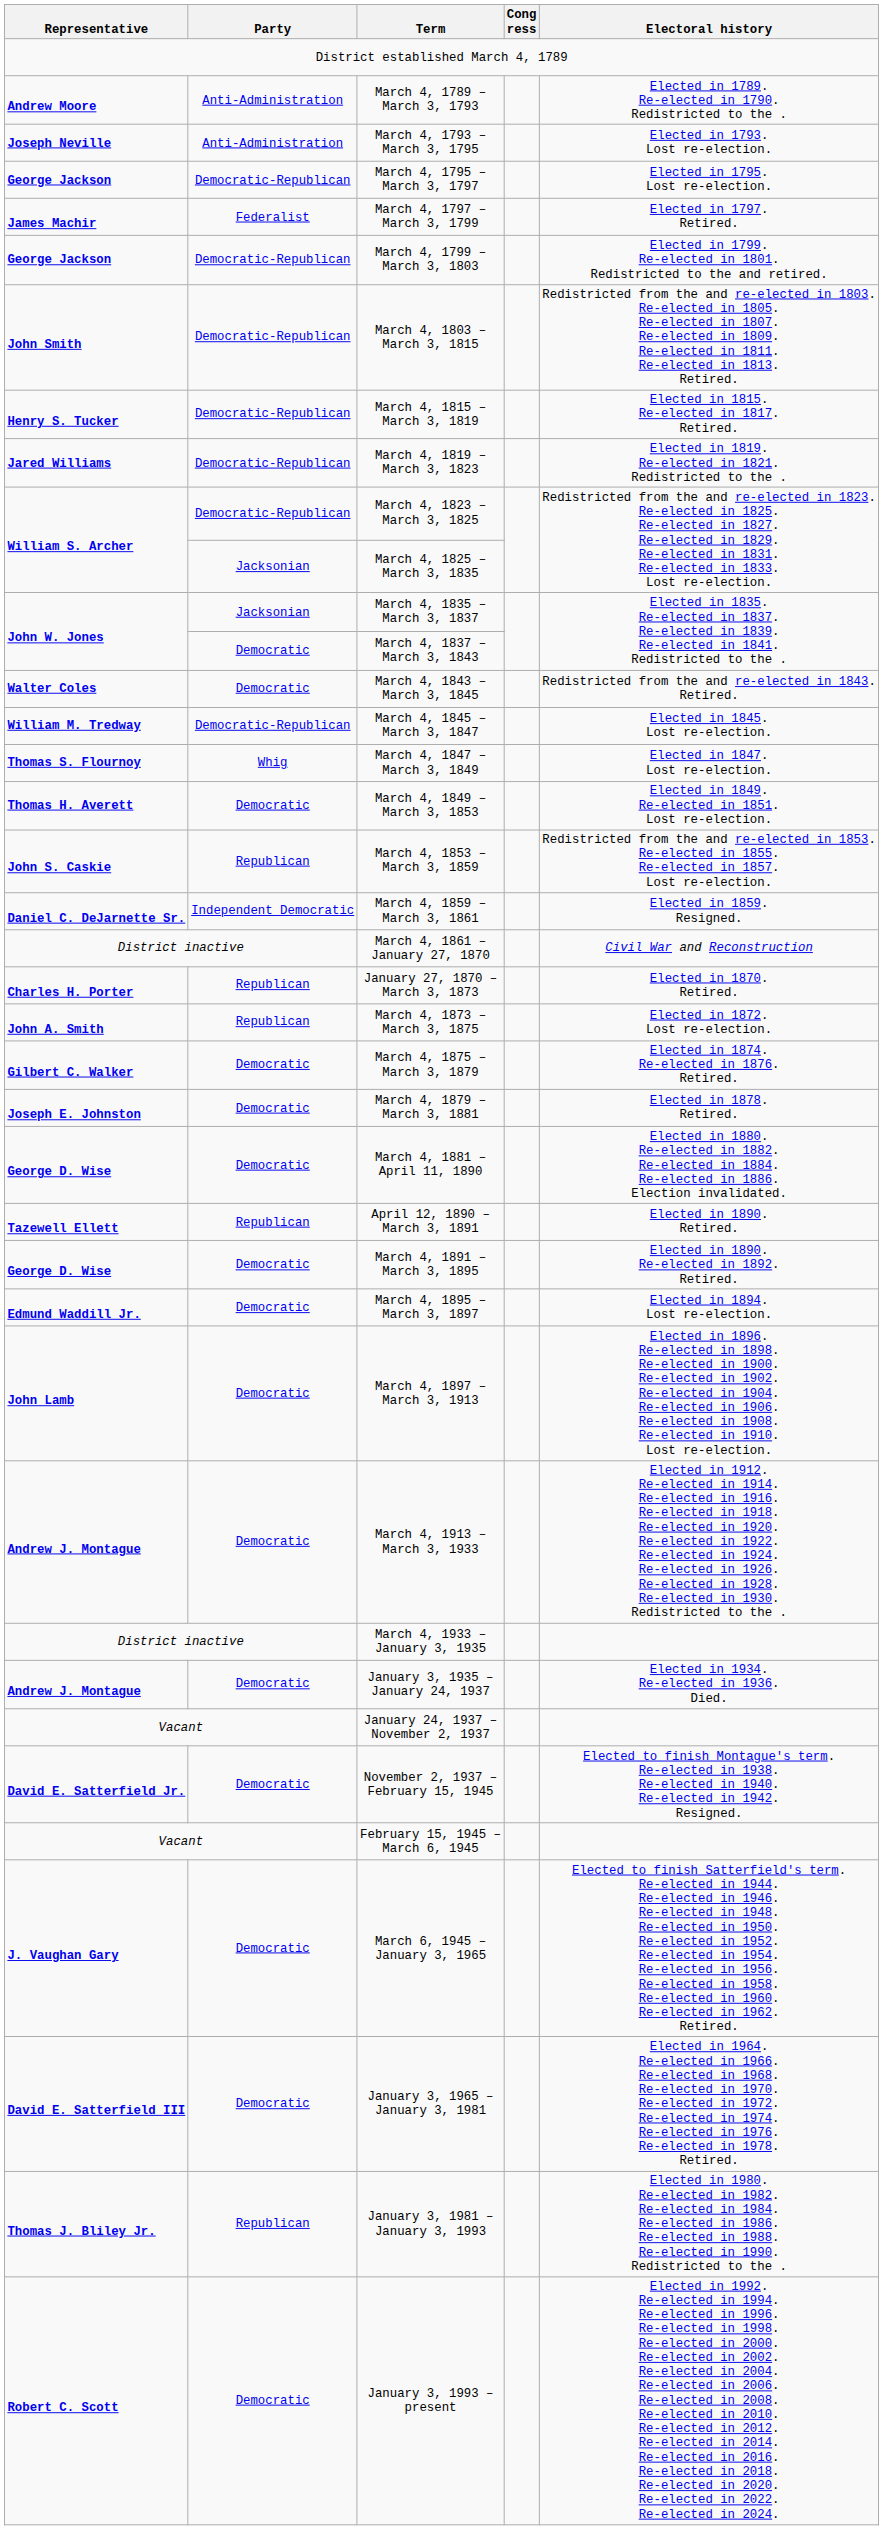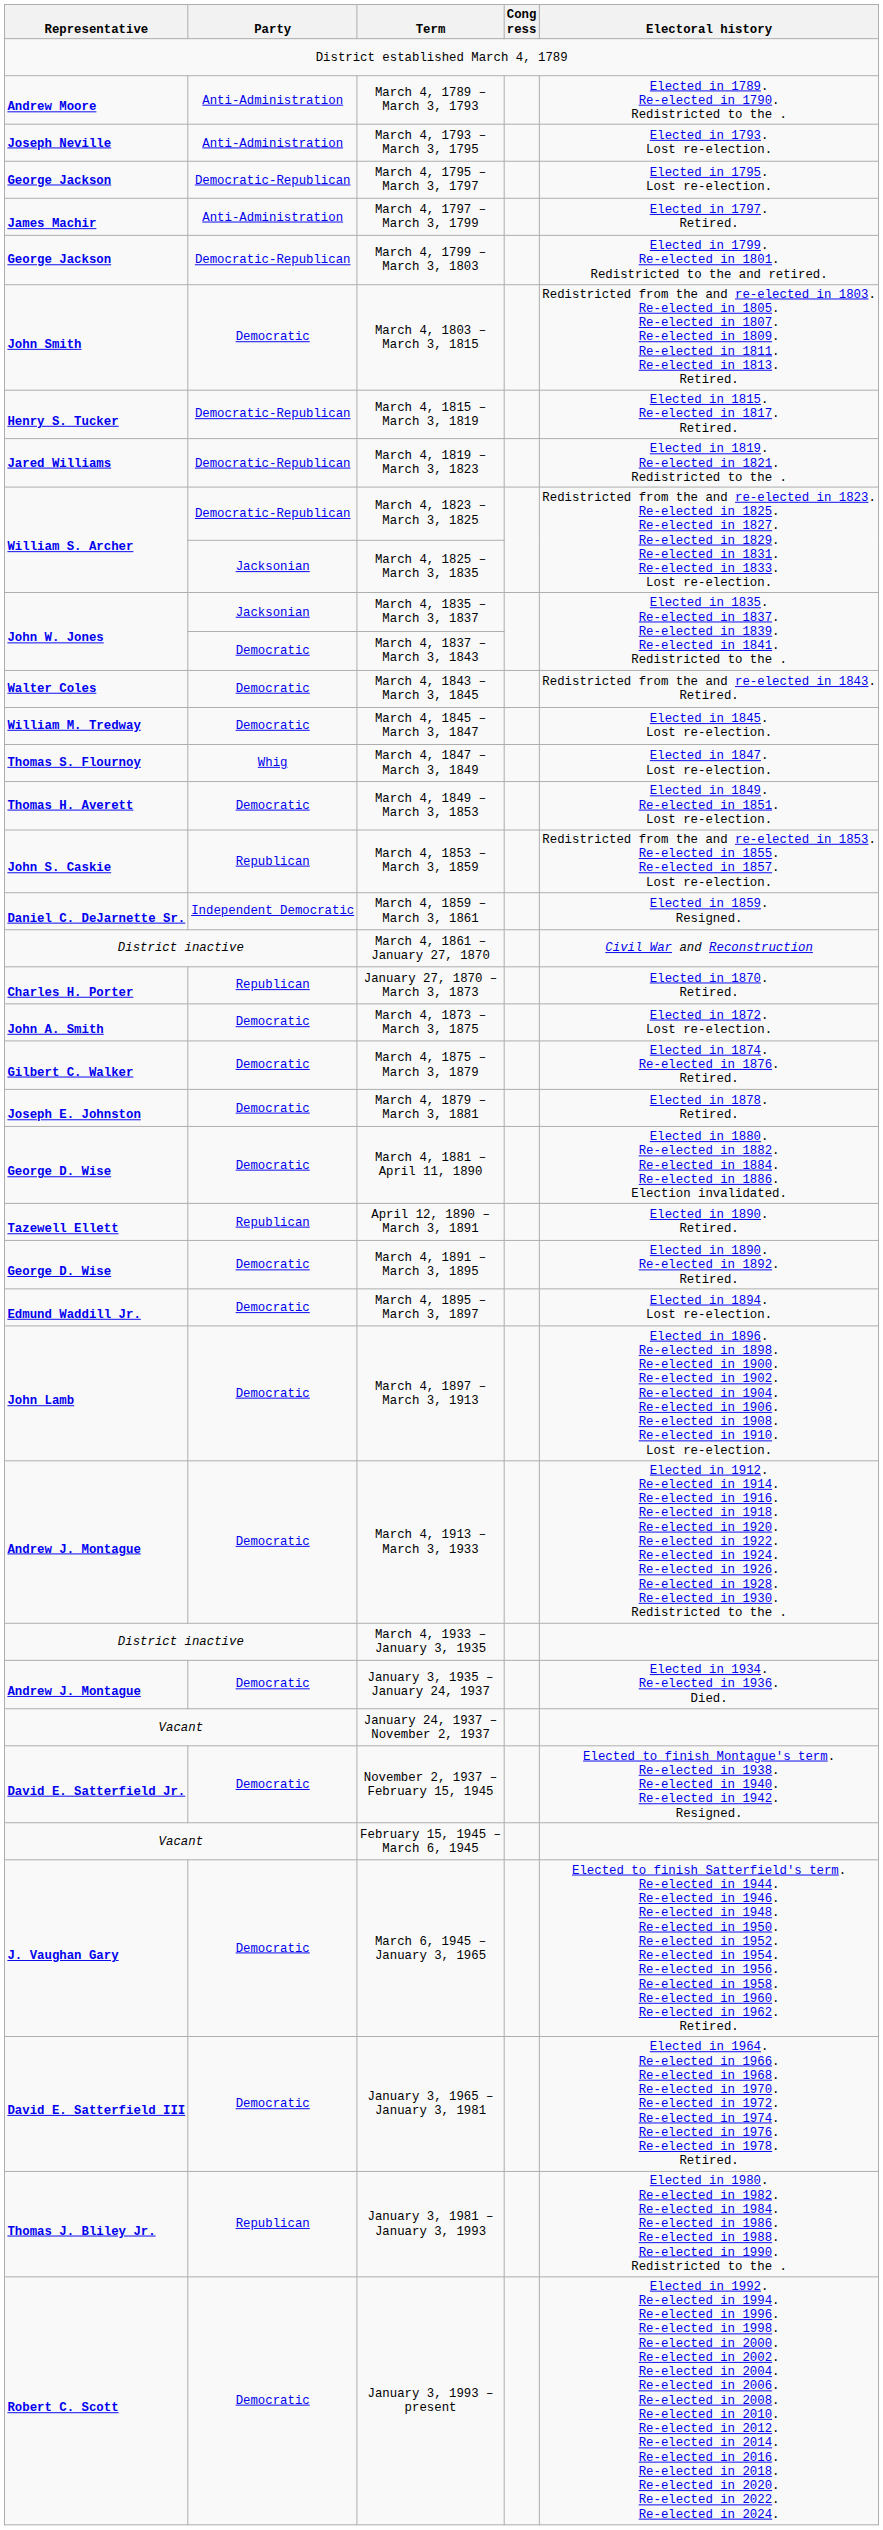(273, 217) Federalist -> (273, 217) Anti-Administration
(273, 337) Democratic-Republican -> (273, 337) Democratic
(273, 726) Democratic-Republican -> (273, 726) Democratic
(273, 1022) Republican -> (273, 1022) Democratic
